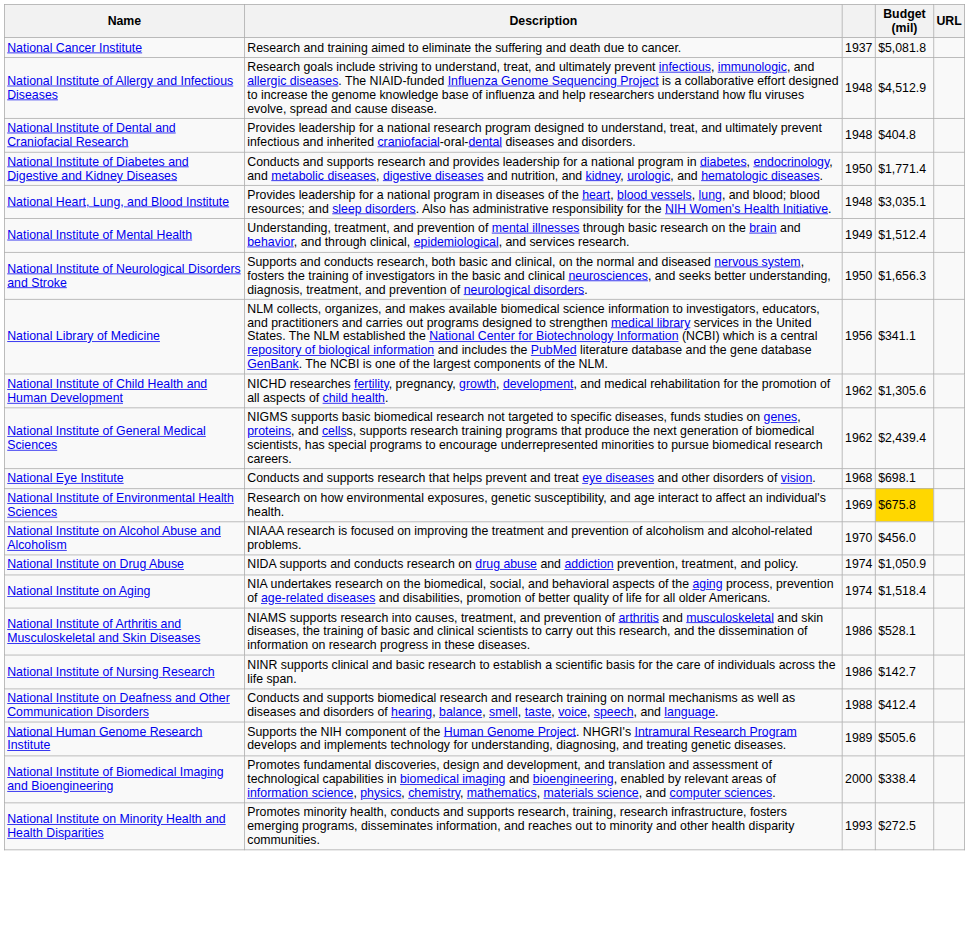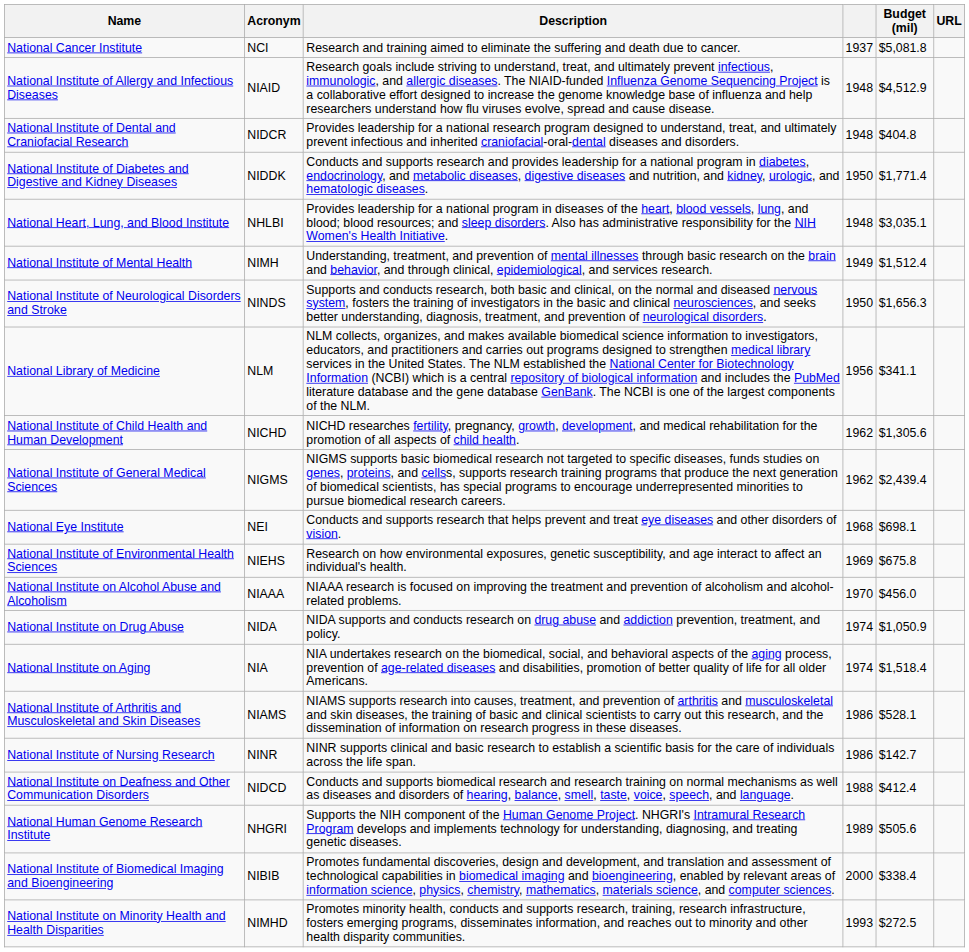+ column: (274, 21)
(897, 505) gold background -> (898, 560) no background
